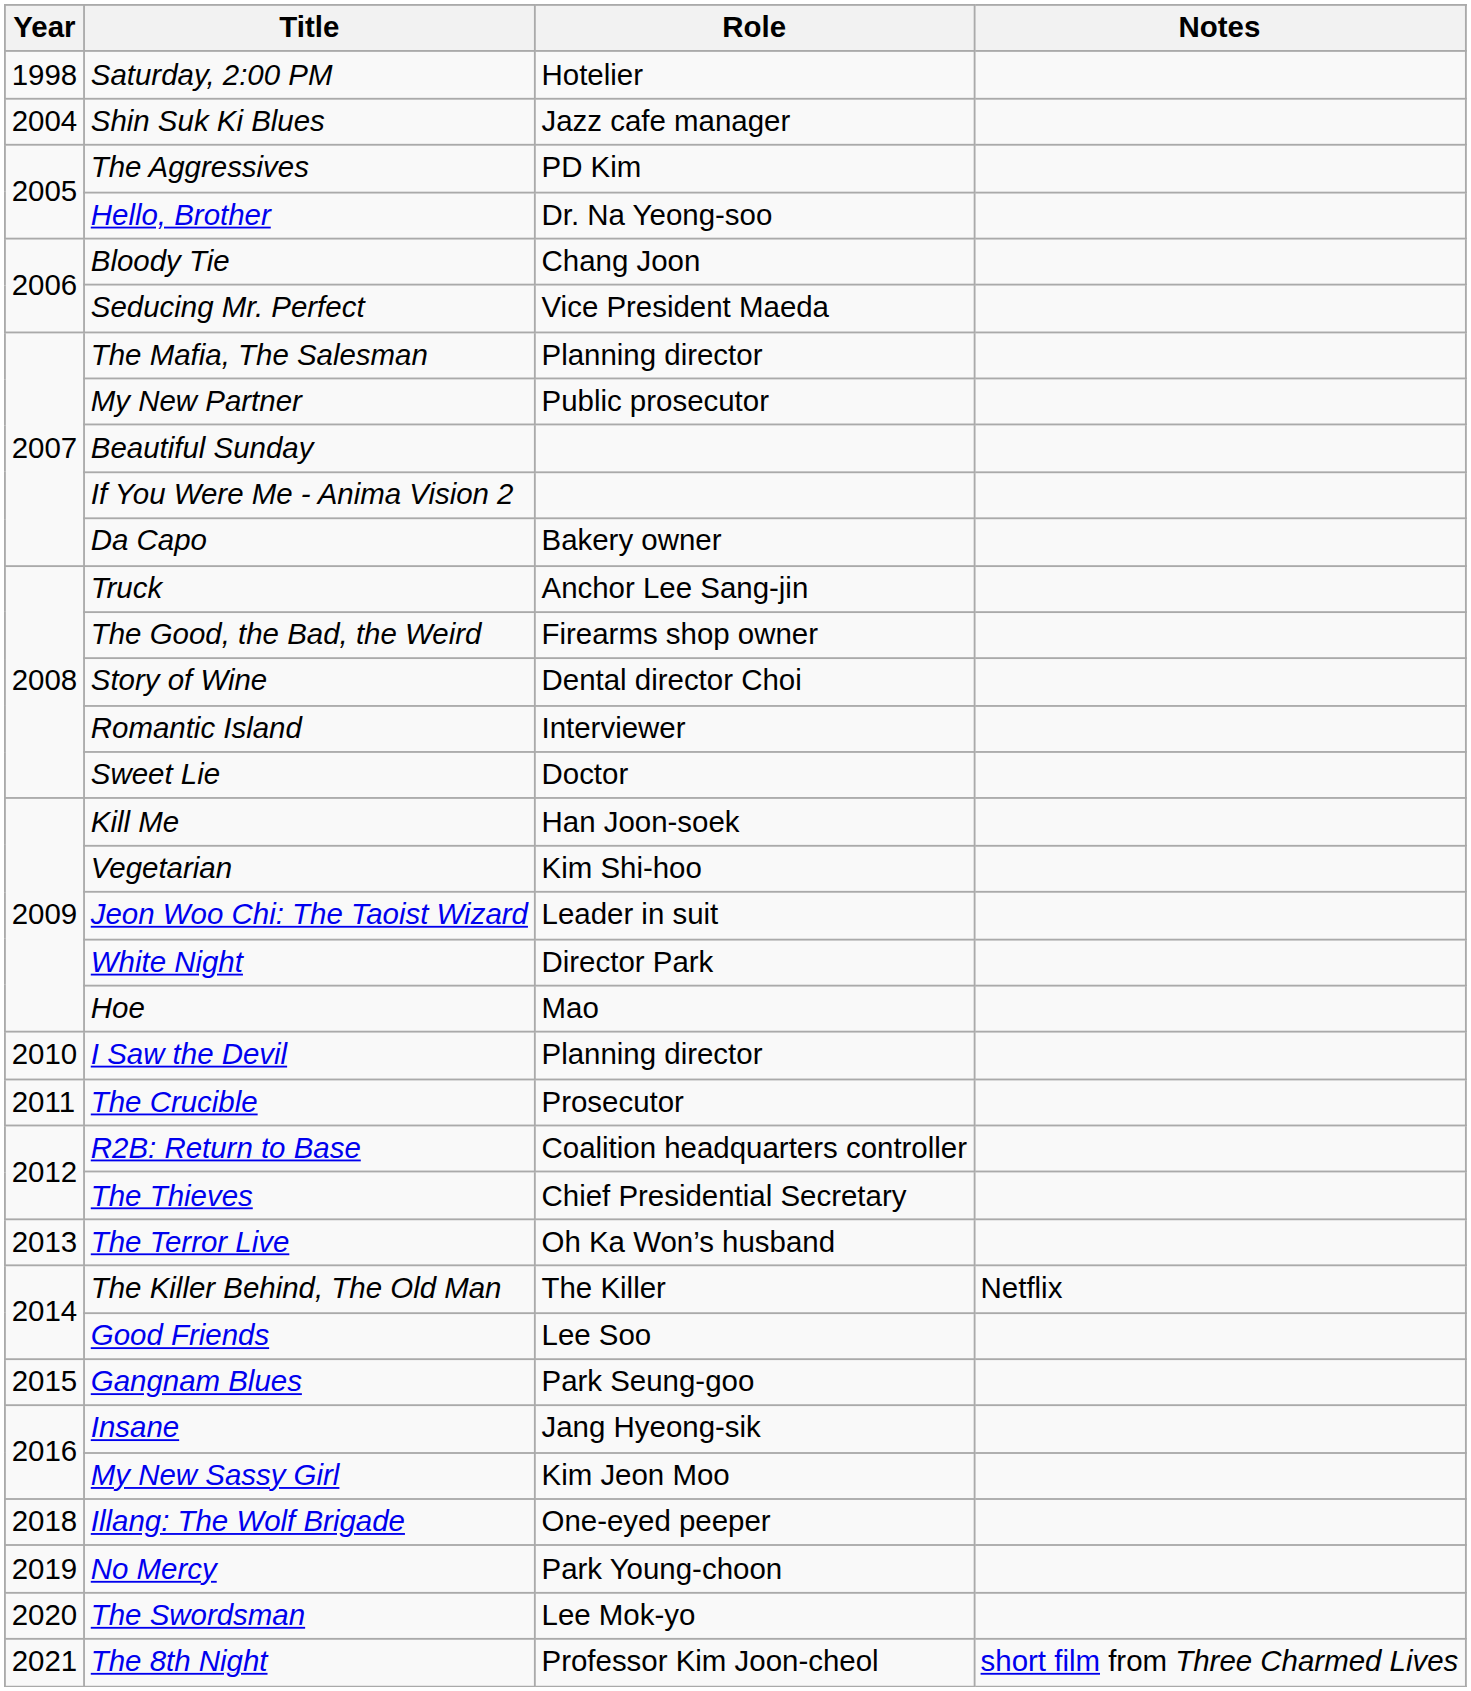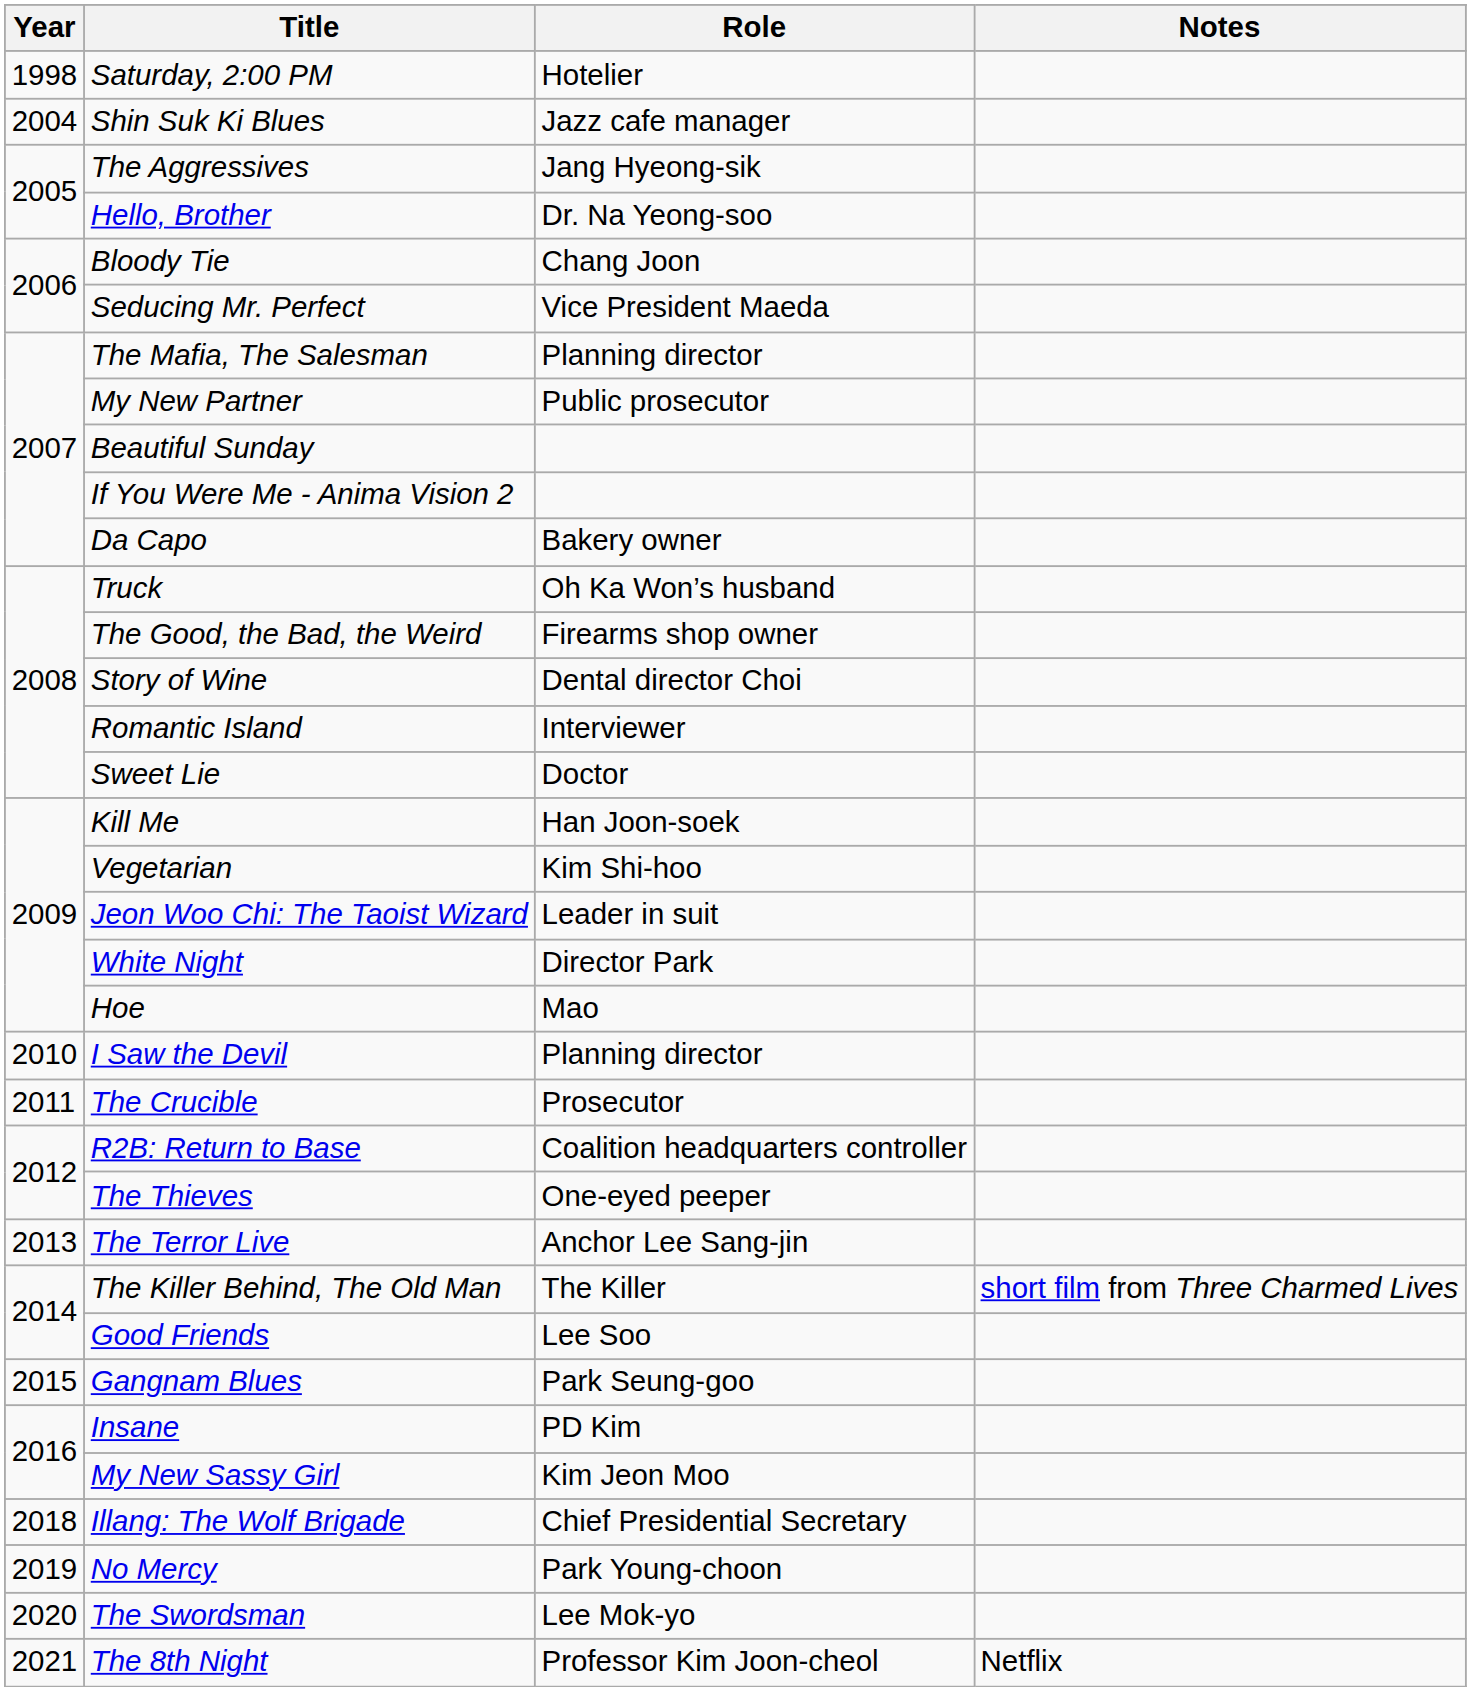(591, 167) PD Kim -> (651, 167) Jang Hyeong-sik
(675, 588) Anchor Lee Sang-jin -> (688, 588) Oh Ka Won’s husband
(724, 1195) Chief Presidential Secretary -> (656, 1195) One-eyed peeper
(688, 1241) Oh Ka Won’s husband -> (675, 1241) Anchor Lee Sang-jin
(1021, 1288) Netflix -> (1219, 1288) short film from Three Charmed Lives
(651, 1428) Jang Hyeong-sik -> (591, 1428) PD Kim
(656, 1521) One-eyed peeper -> (724, 1521) Chief Presidential Secretary
(1219, 1661) short film from Three Charmed Lives -> (1021, 1661) Netflix
